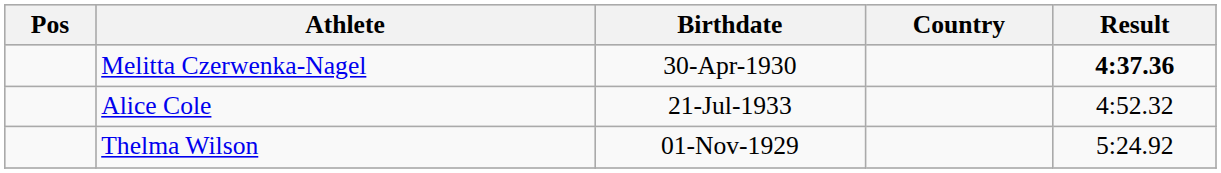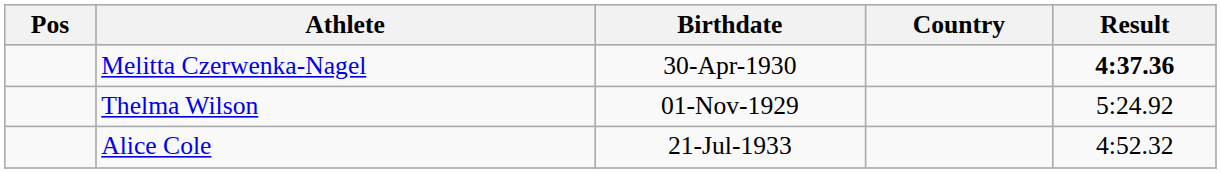rows swapped: (156, 106) <-> (180, 146)
